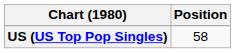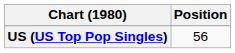(201, 36) 58 -> (201, 36) 56
